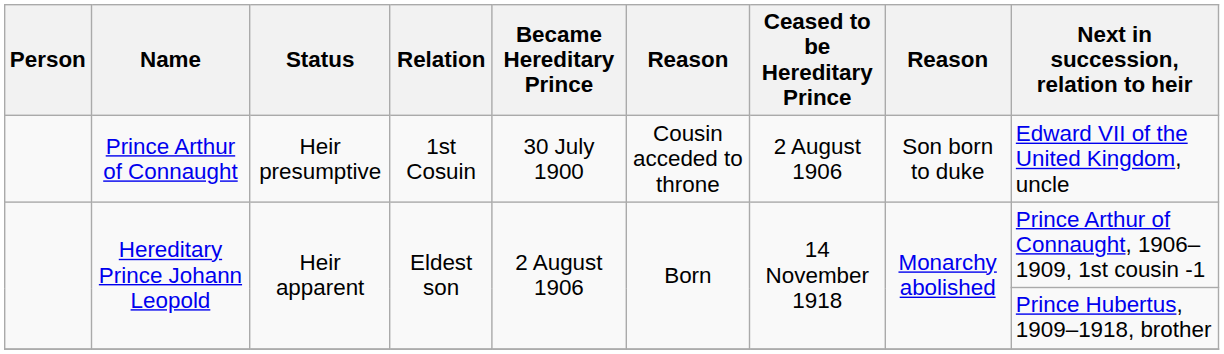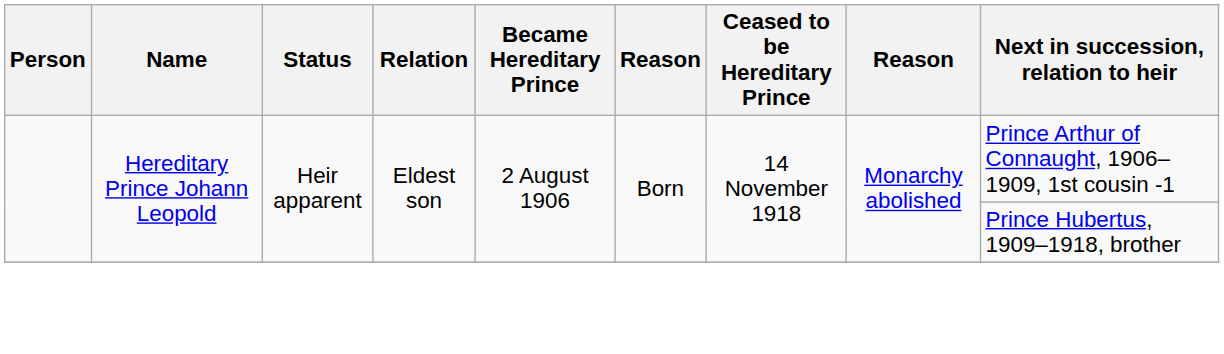- row: (170, 158)
